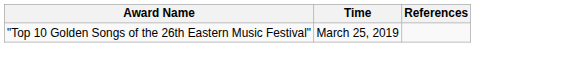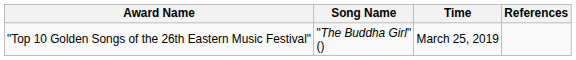+ column: (364, 13)
